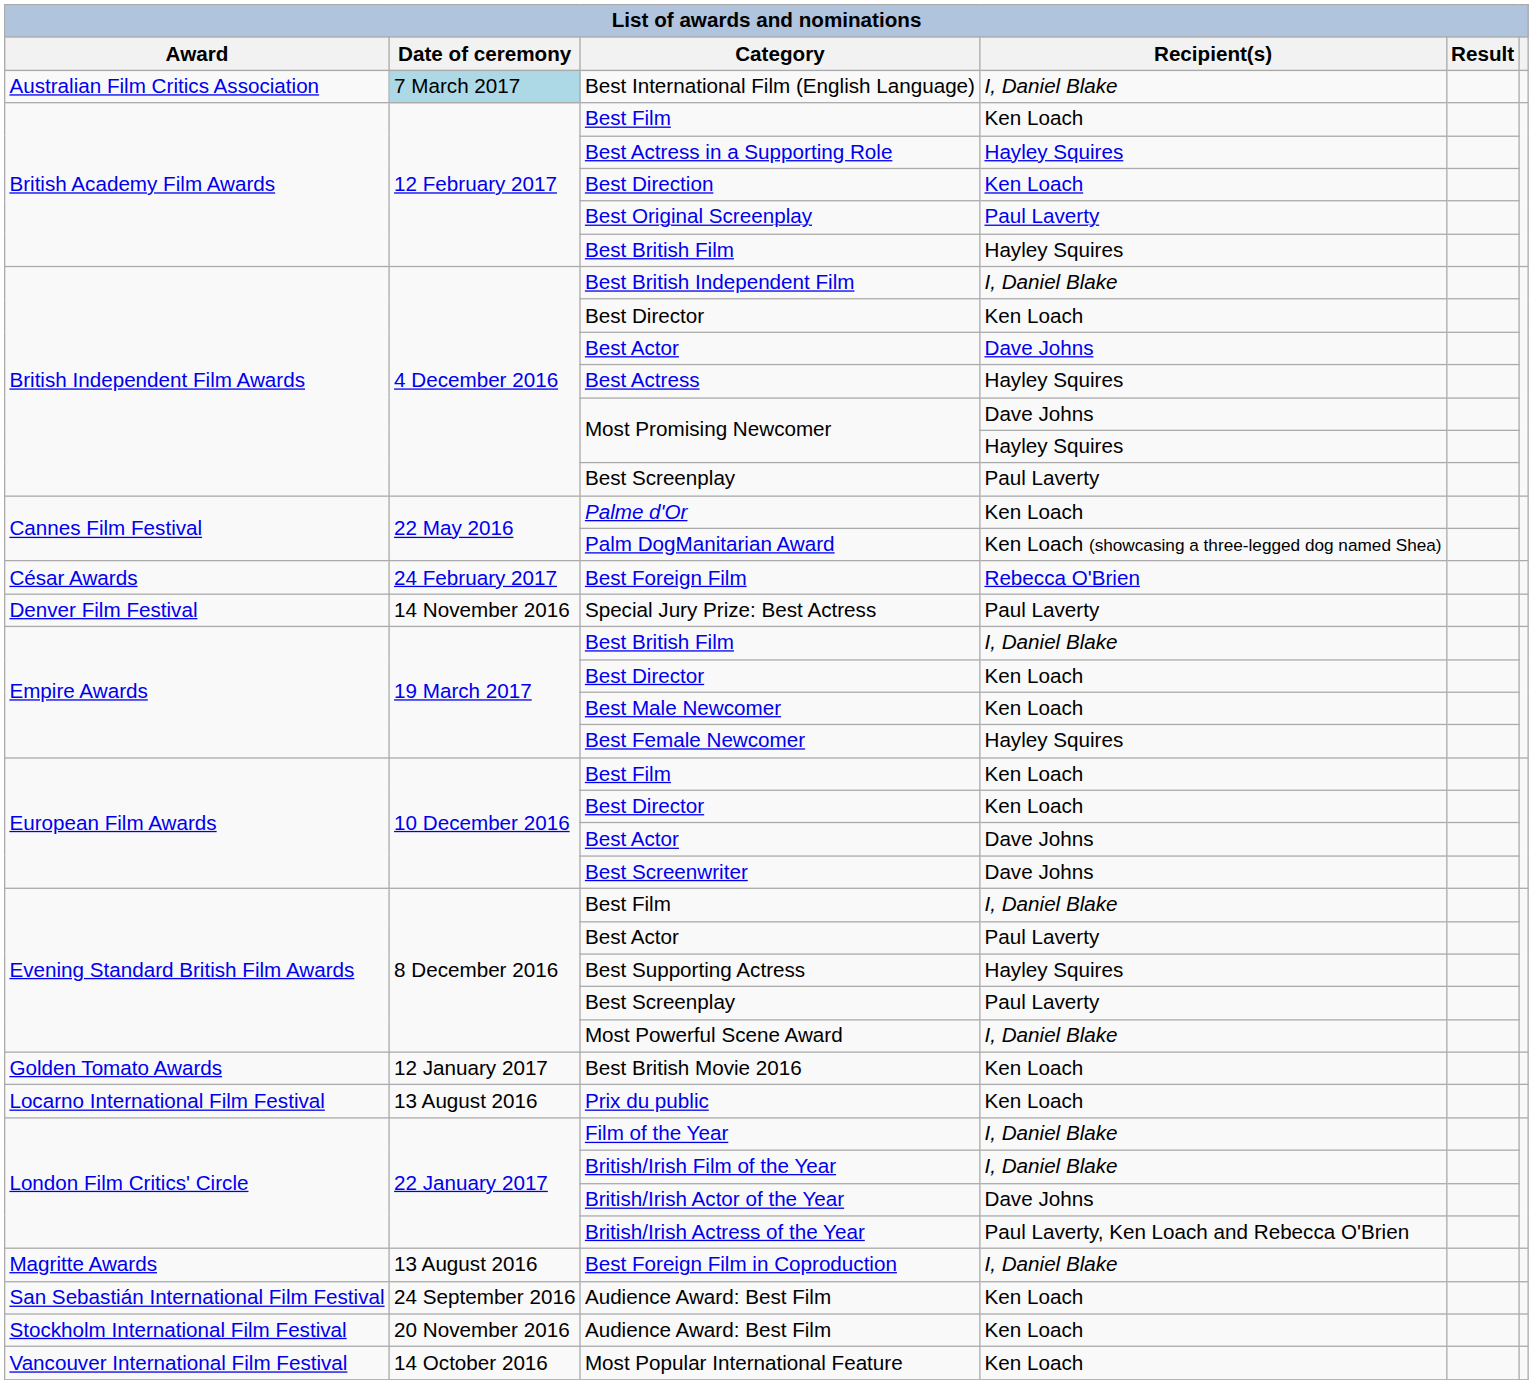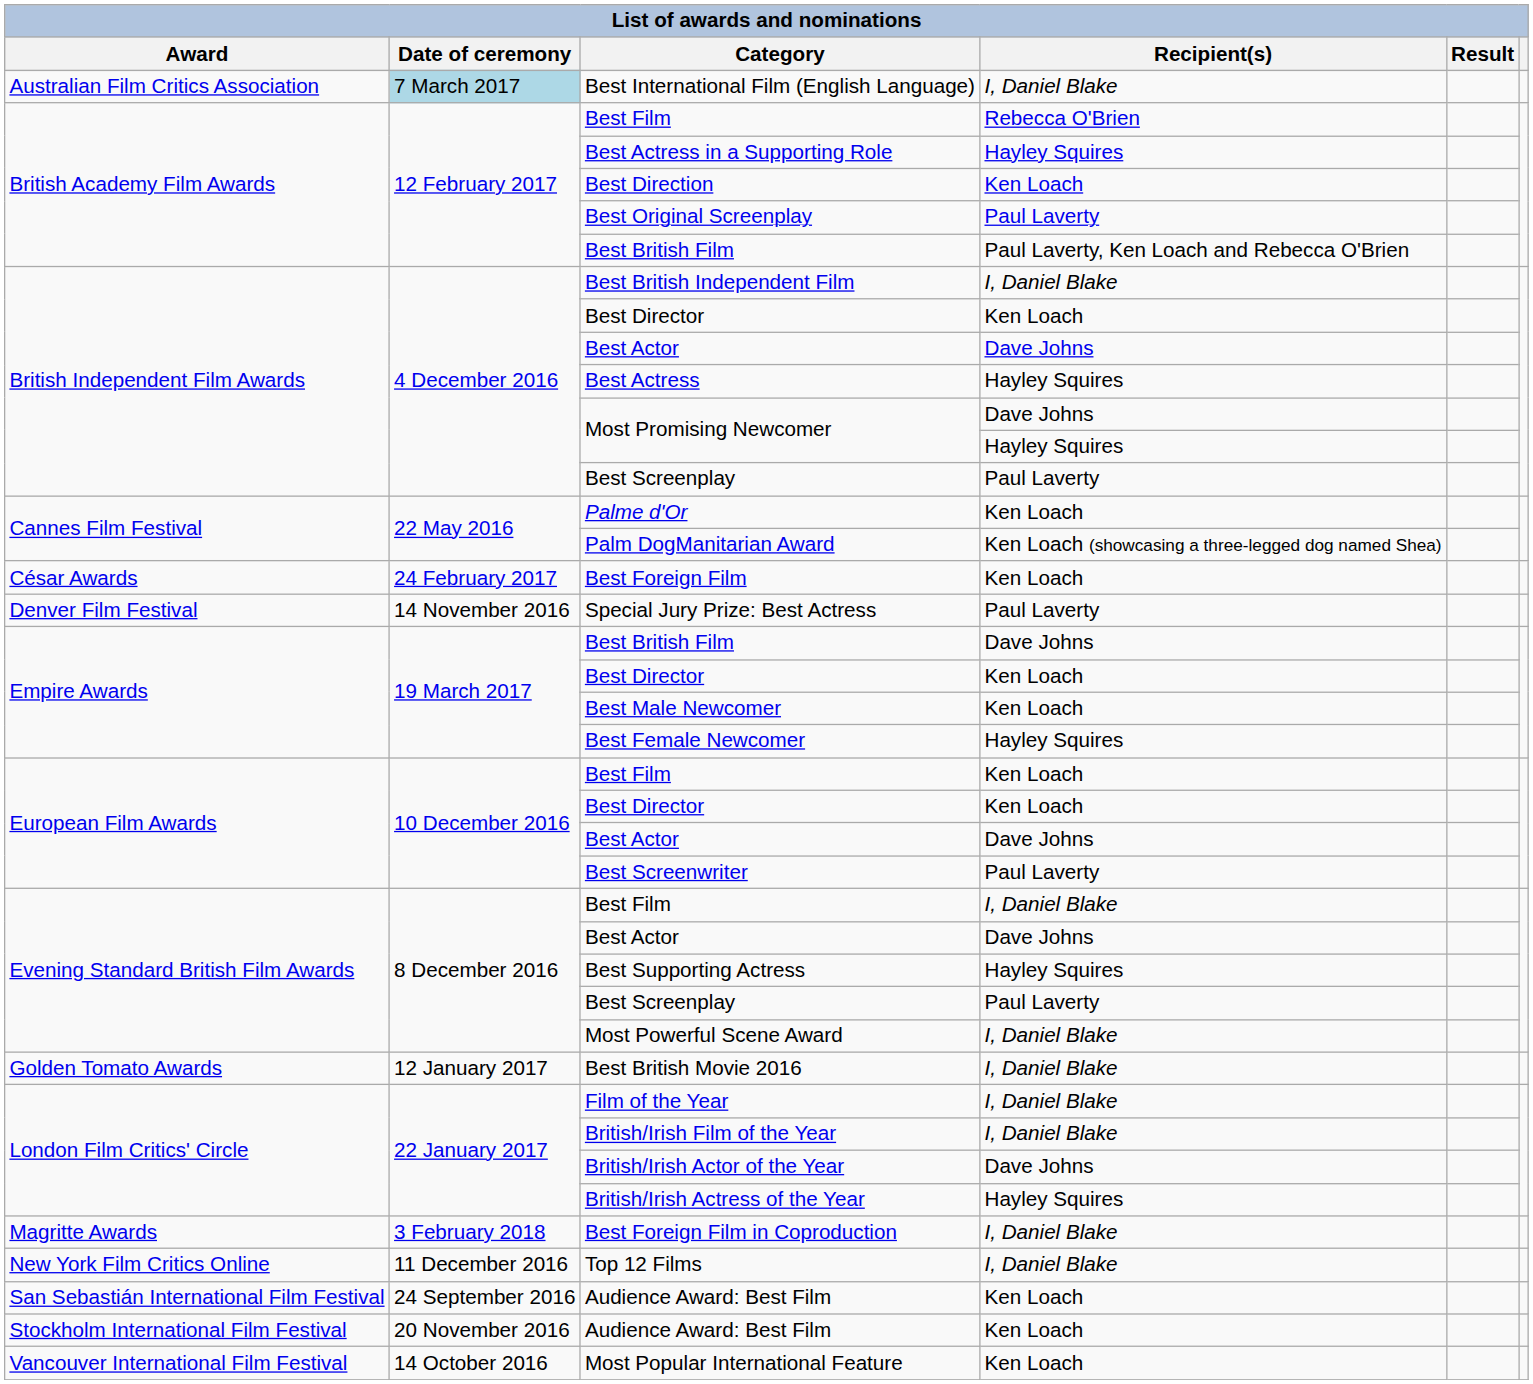(1034, 119) Ken Loach -> (1062, 119) Rebecca O'Brien
(1054, 250) Hayley Squires -> (1197, 250) Paul Laverty, Ken Loach and Rebecca O'Brien
(1062, 577) Rebecca O'Brien -> (1034, 577) Ken Loach
(1051, 642) I, Daniel Blake -> (1039, 642) Dave Johns
(1039, 871) Dave Johns -> (1042, 871) Paul Laverty
(1042, 937) Paul Laverty -> (1039, 937) Dave Johns
(1034, 1068) Ken Loach -> (1051, 1068) I, Daniel Blake
- row: (167, 1101)
(1197, 1232) Paul Laverty, Ken Loach and Rebecca O'Brien -> (1054, 1199) Hayley Squires
(466, 1264) 13 August 2016 -> (470, 1232) 3 February 2018
+ row: (140, 1264)
